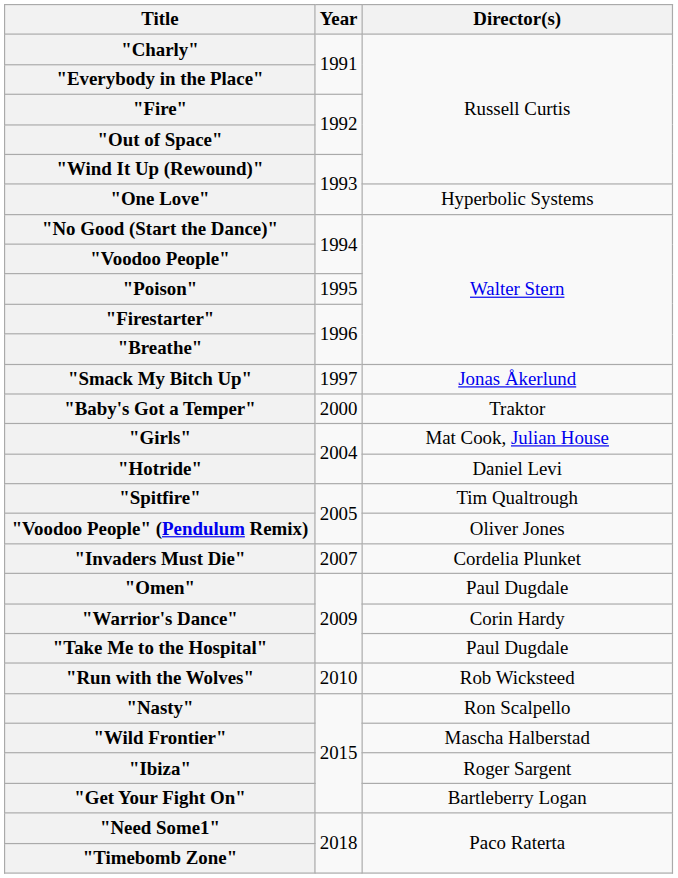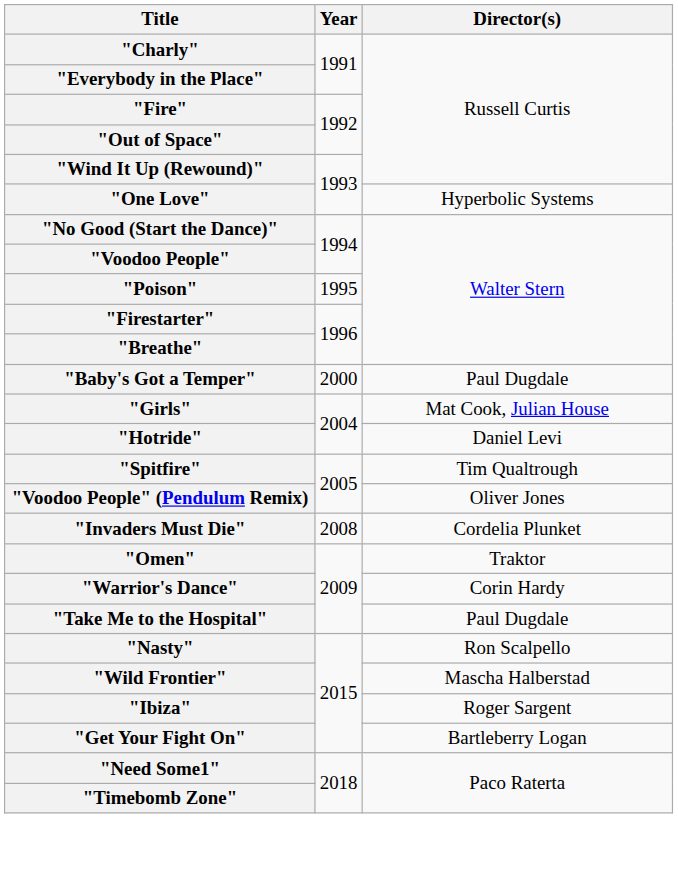- row: (160, 378)
(517, 408) Traktor -> (517, 378) Paul Dugdale
(339, 558) 2007 -> (339, 528) 2008
(517, 588) Paul Dugdale -> (517, 558) Traktor
- row: (160, 678)
